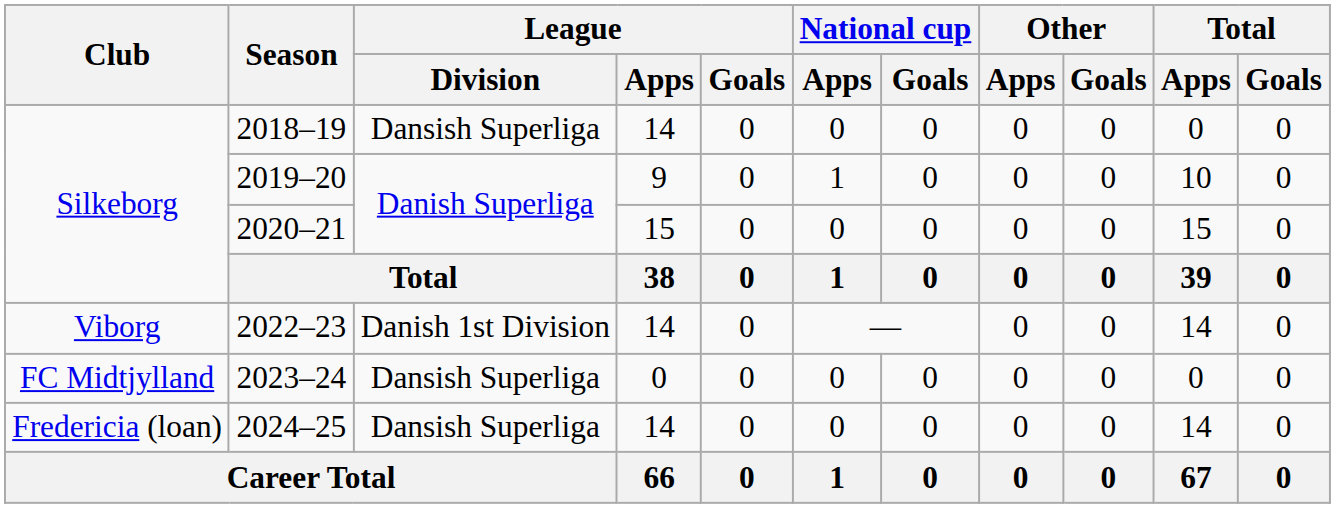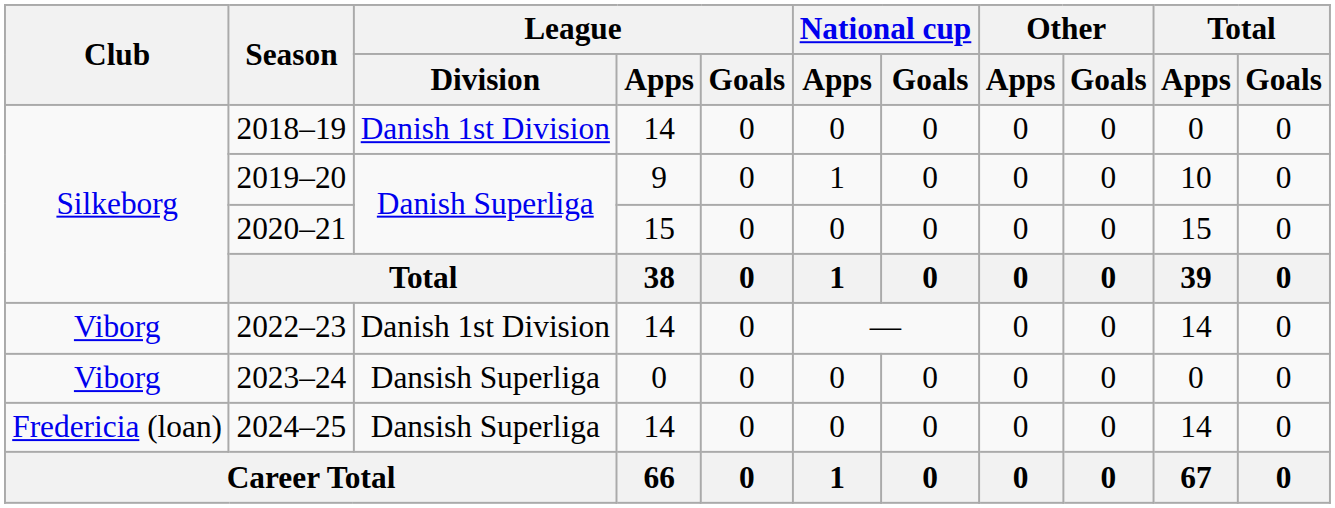(485, 128) Dansish Superliga -> (485, 128) Danish 1st Division
(117, 377) FC Midtjylland -> (117, 377) Viborg
